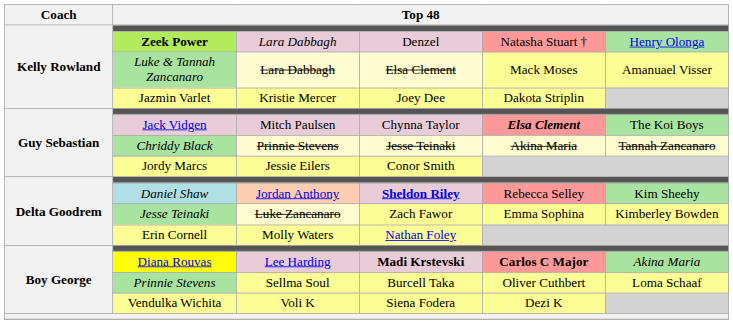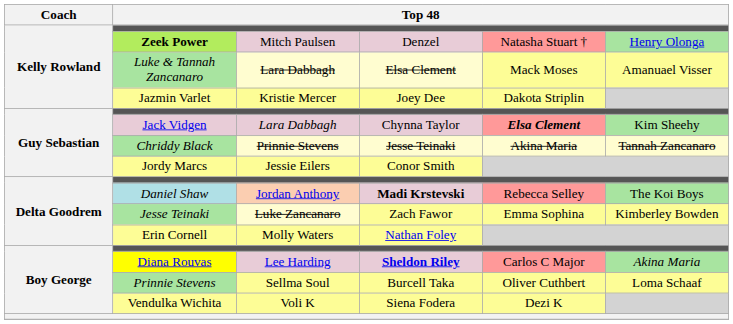(298, 41) Lara Dabbagh -> (298, 41) Mitch Paulsen
(298, 124) Mitch Paulsen -> (298, 124) Lara Dabbagh
(667, 124) The Koi Boys -> (667, 124) Kim Sheehy
(421, 193) Sheldon Riley -> (421, 193) Madi Krstevski
(667, 193) Kim Sheehy -> (667, 193) The Koi Boys
(421, 261) Madi Krstevski -> (421, 261) Sheldon Riley
(544, 261) bold -> (544, 261) normal
